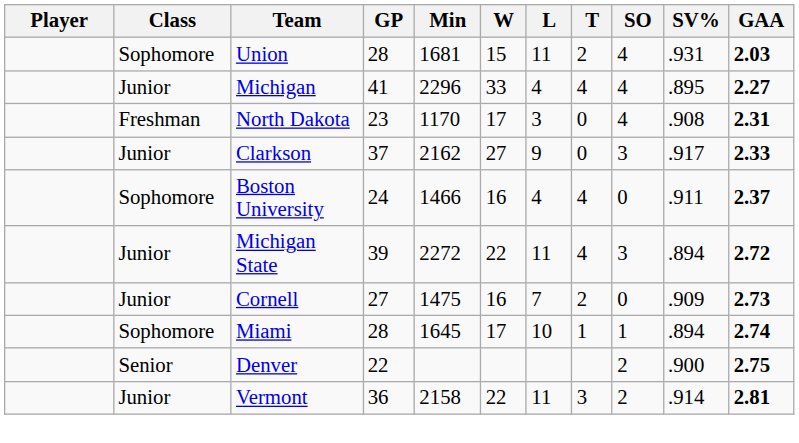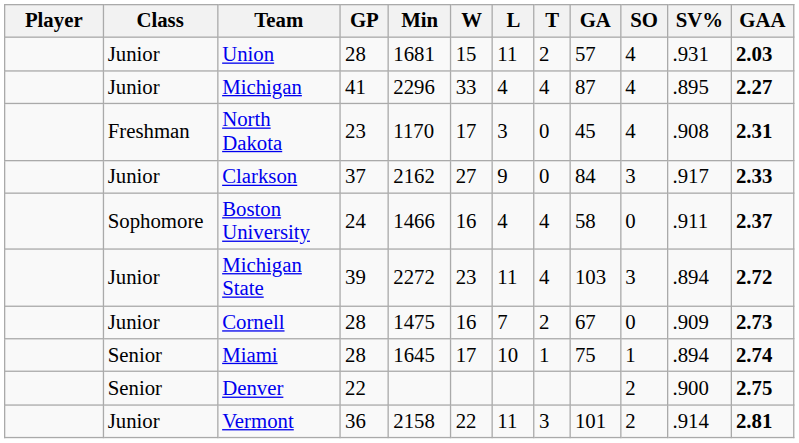+ column: (595, 20)
(166, 53) Sophomore -> (134, 53) Junior
(496, 254) 22 -> (466, 277) 23
(378, 298) 27 -> (355, 322) 28
(166, 331) Sophomore -> (135, 355) Senior
